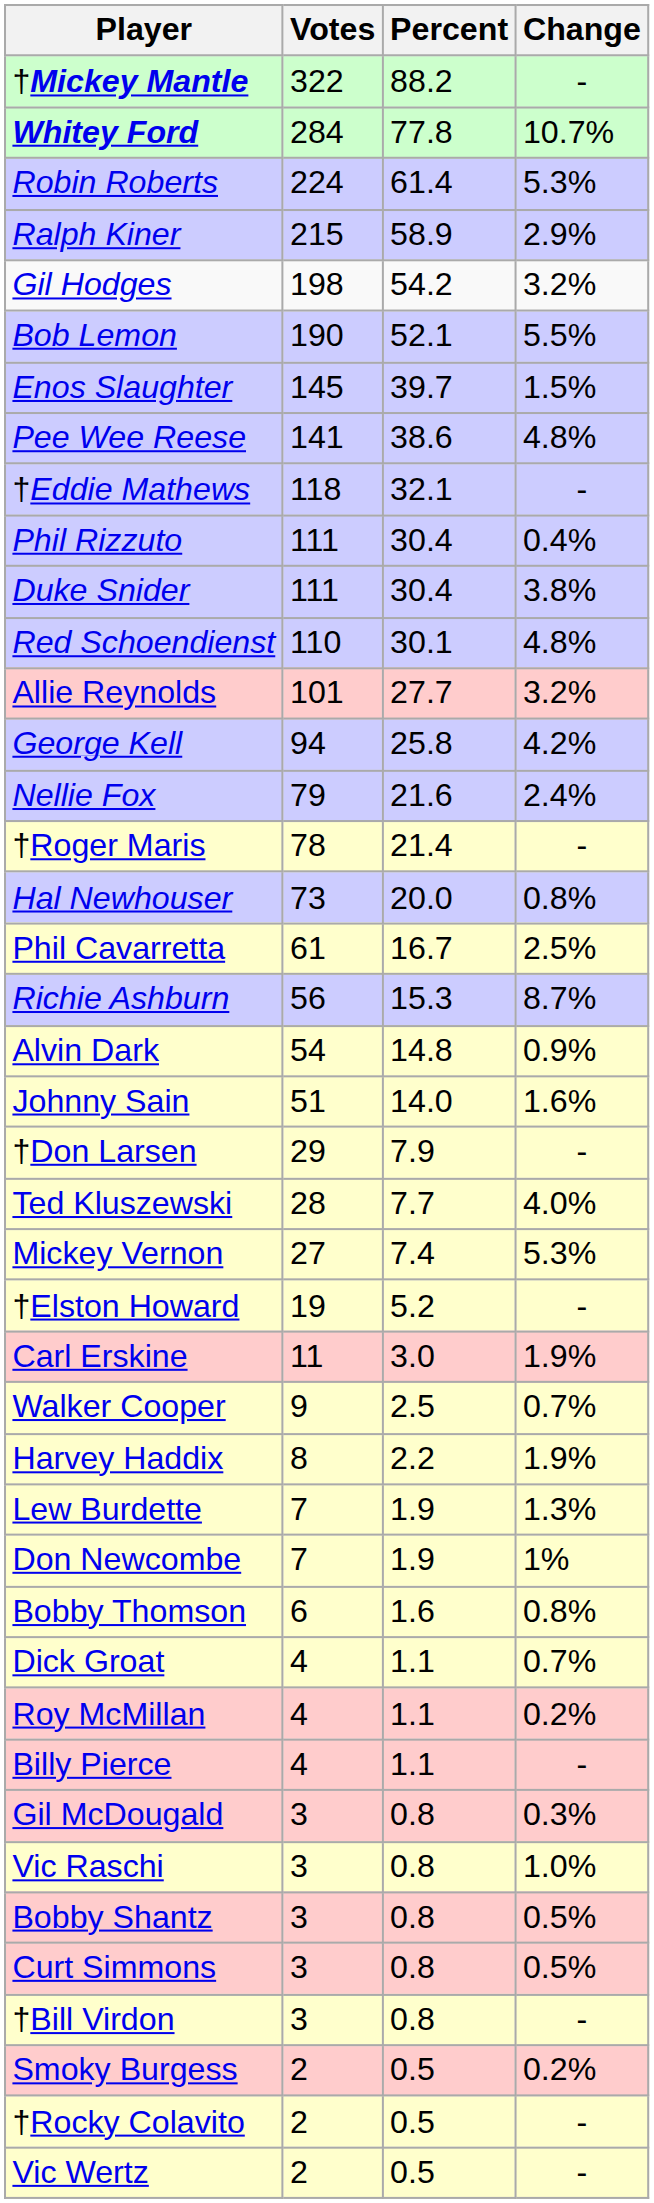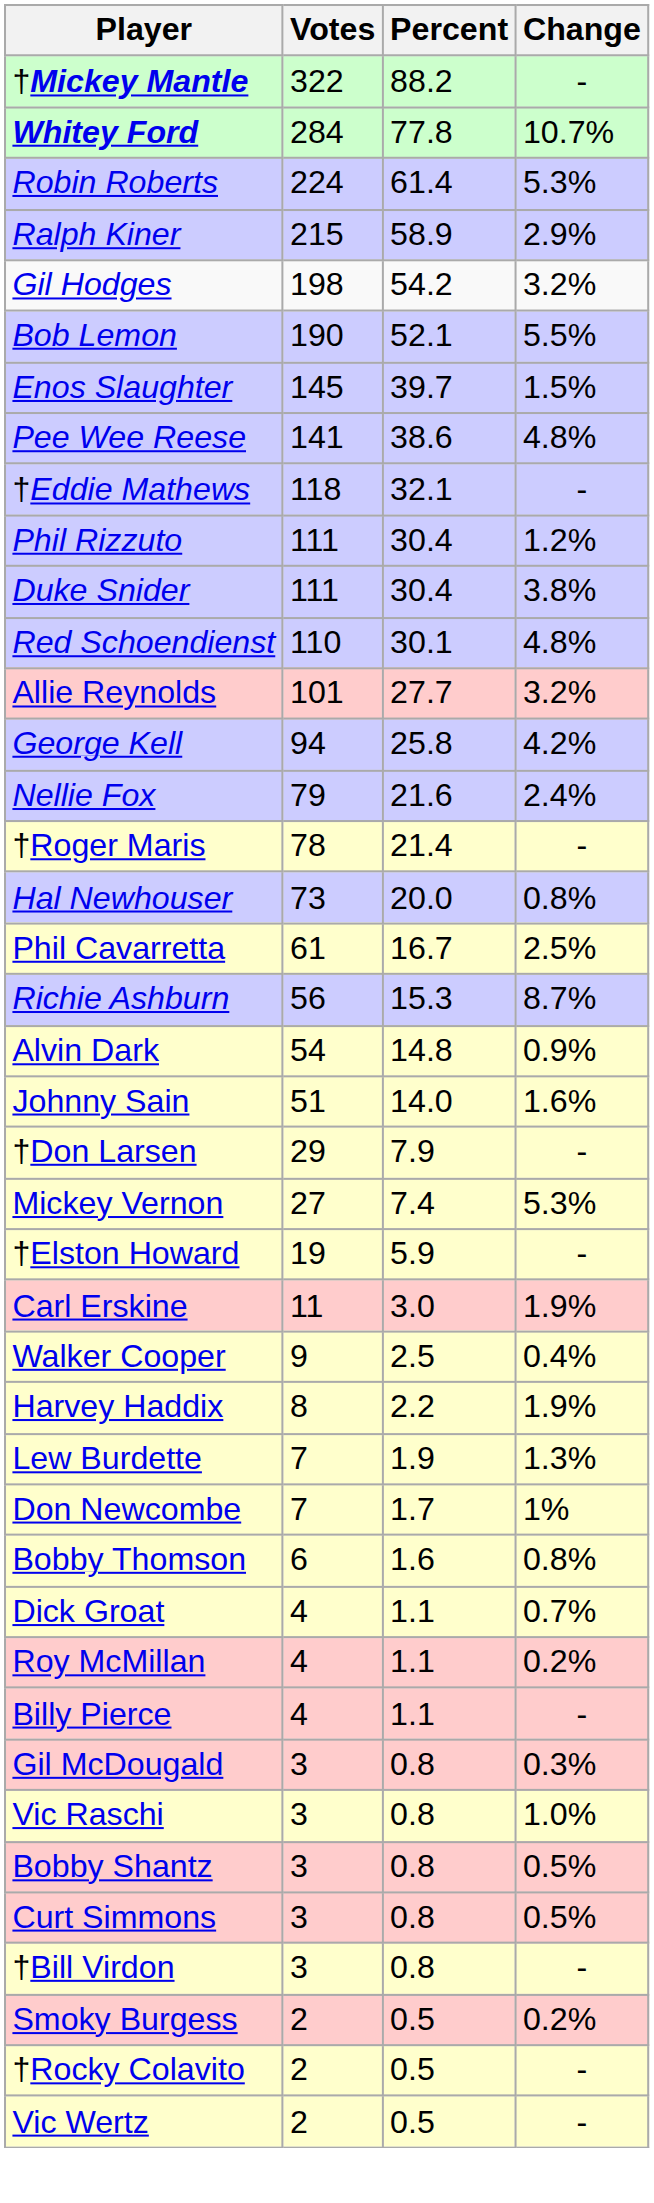(560, 540) 0.4% -> (560, 540) 1.2%
- row: (122, 1203)
(412, 1305) 5.2 -> (412, 1254) 5.9
(560, 1407) 0.7% -> (560, 1356) 0.4%
(412, 1560) 1.9 -> (412, 1509) 1.7
